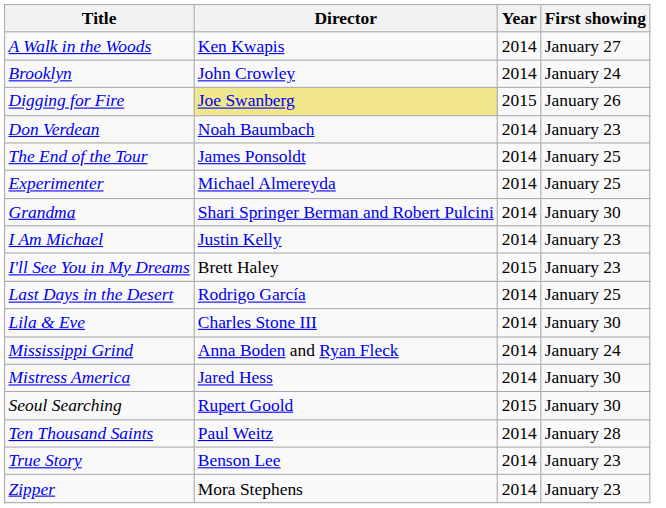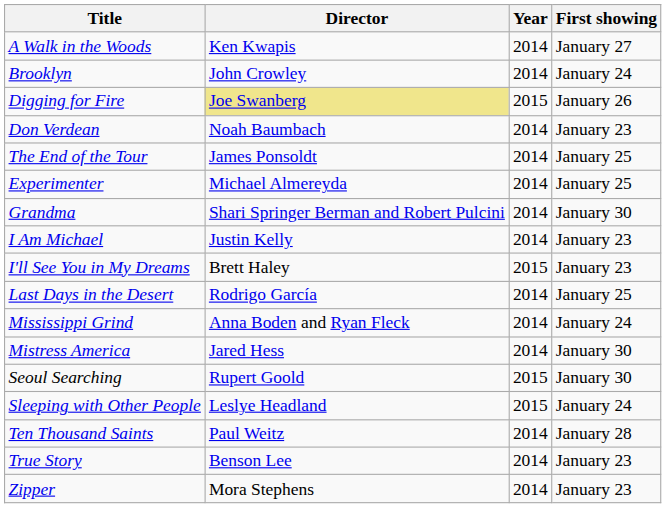- row: (47, 322)
+ row: (105, 405)
